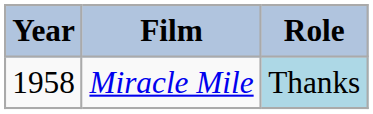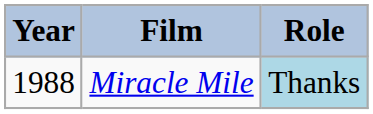(44, 82) 1958 -> (44, 82) 1988
